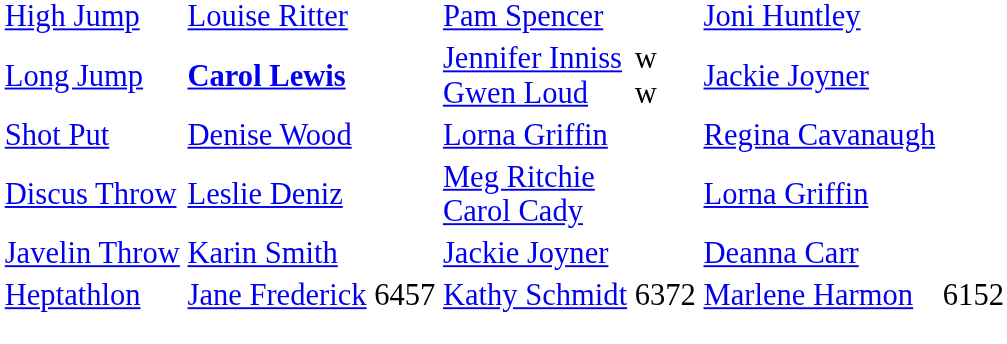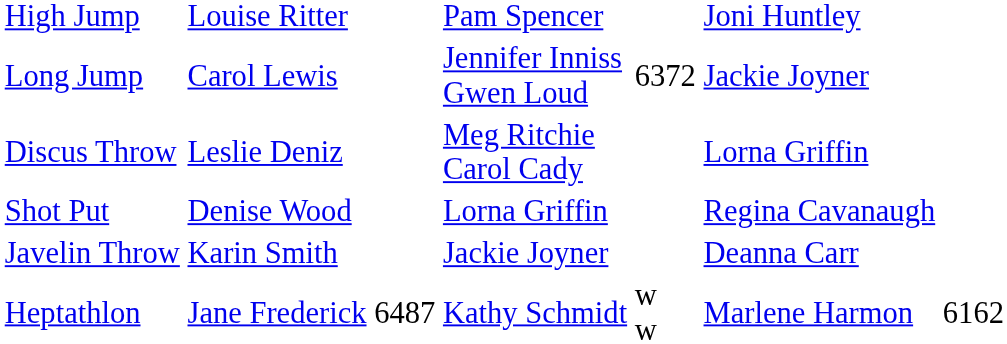(267, 75) bold -> (263, 75) normal
(646, 75) w w -> (665, 75) 6372
rows swapped: (57, 134) <-> (91, 194)
(405, 295) 6457 -> (405, 312) 6487
(665, 295) 6372 -> (646, 312) w w
(973, 295) 6152 -> (973, 312) 6162
